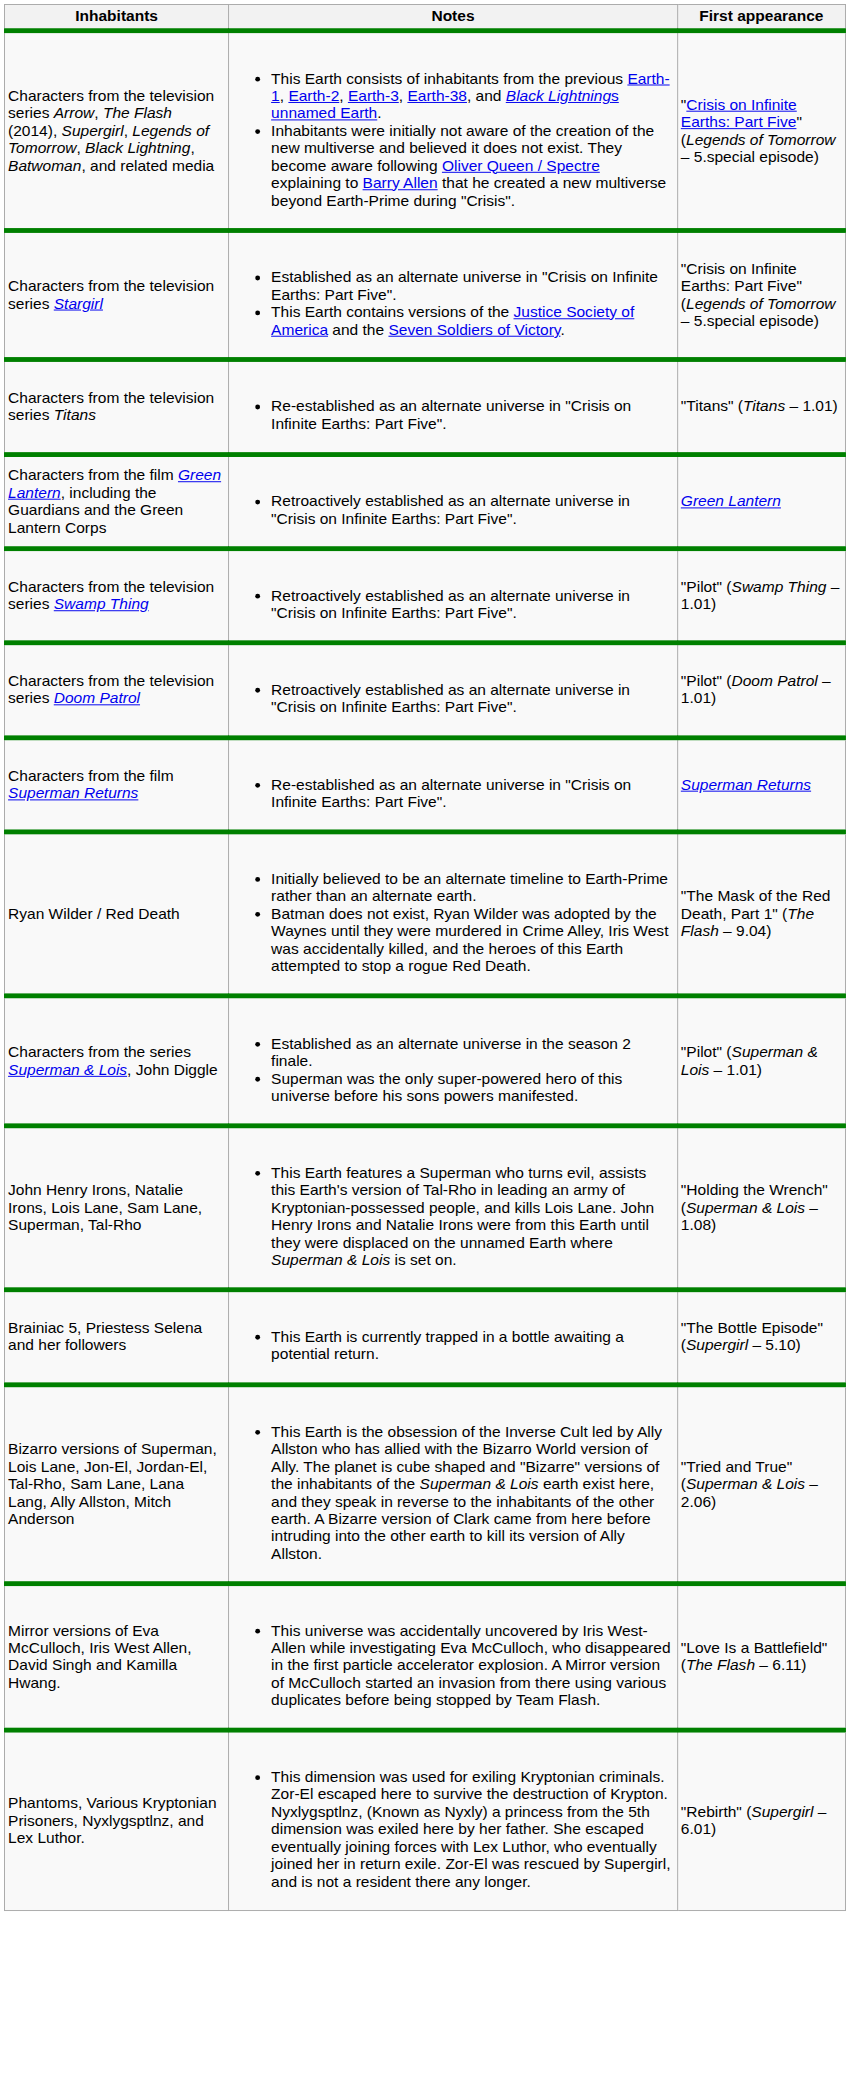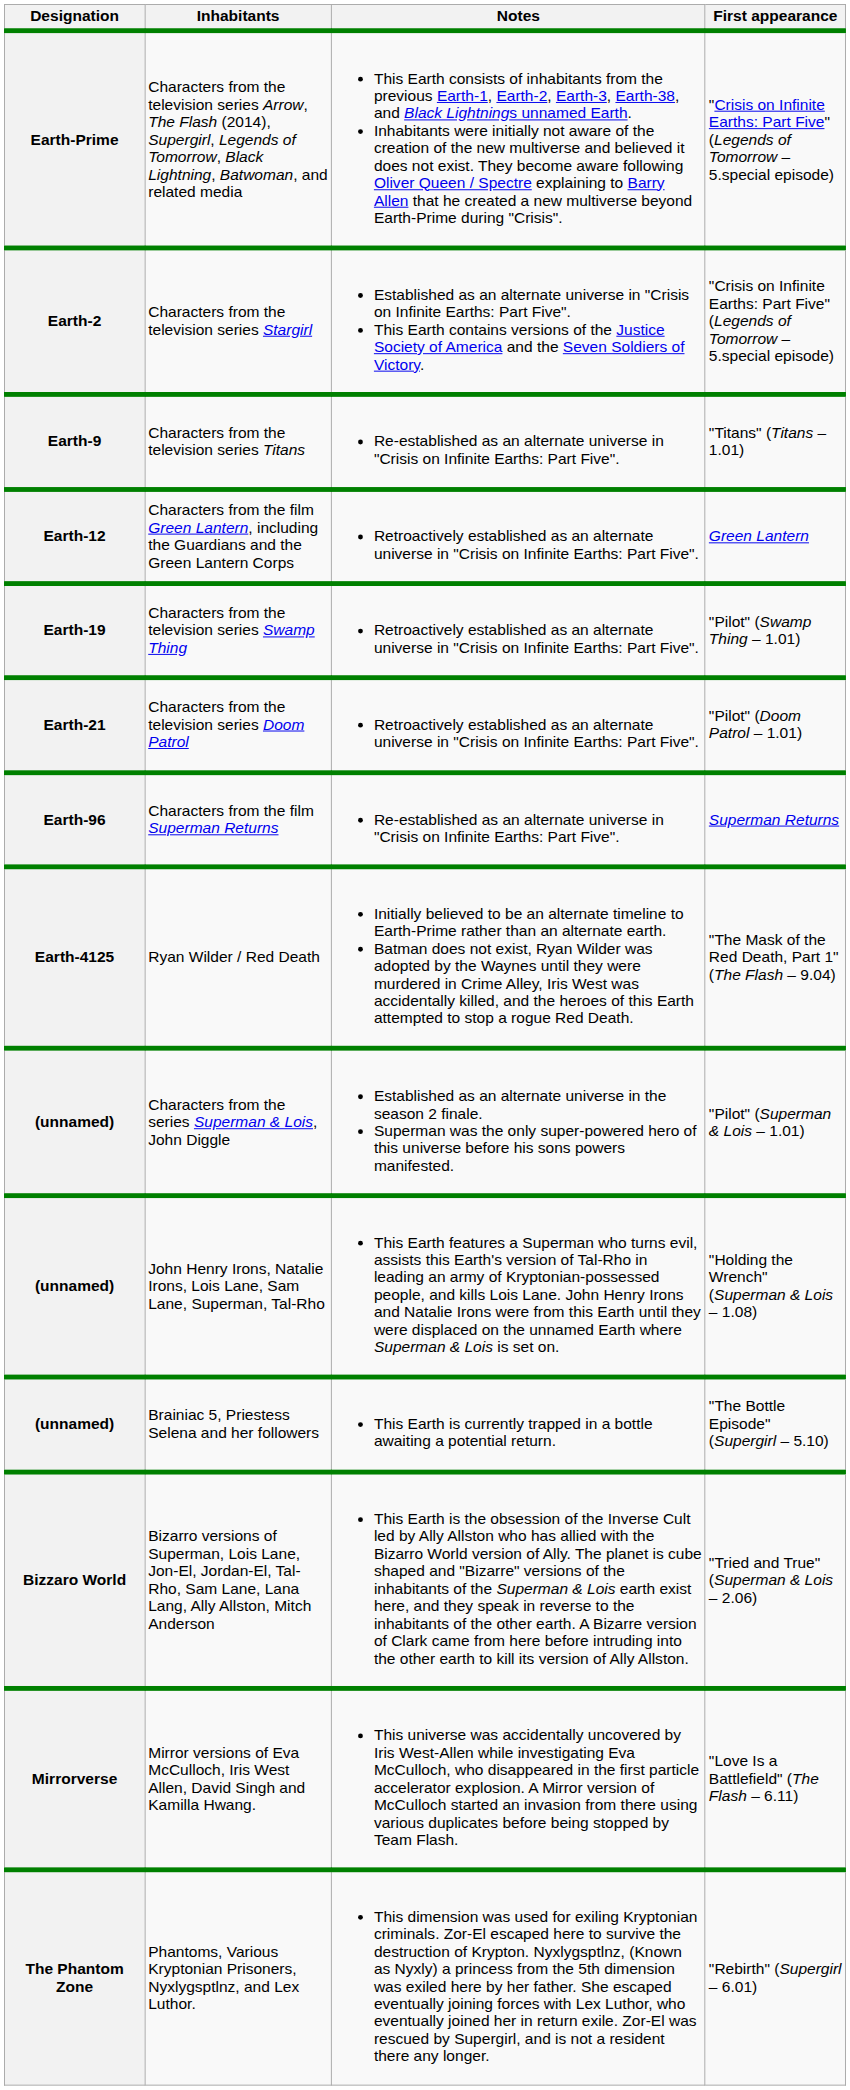+ column: (75, 16)
